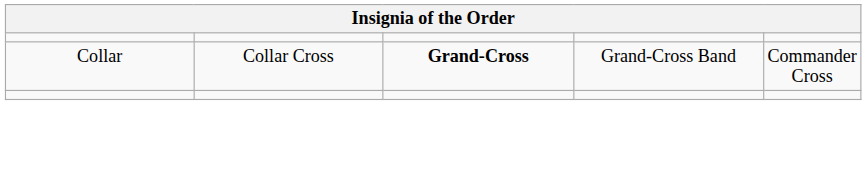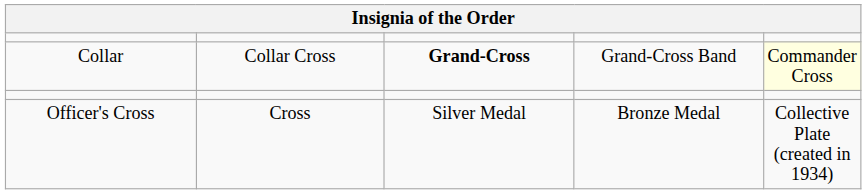(812, 66) no background -> (812, 66) lightyellow background
+ row: (101, 113)
